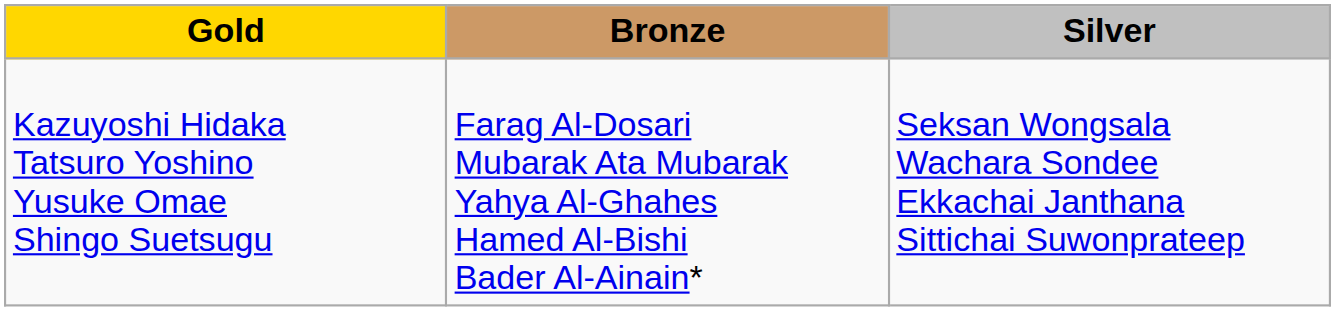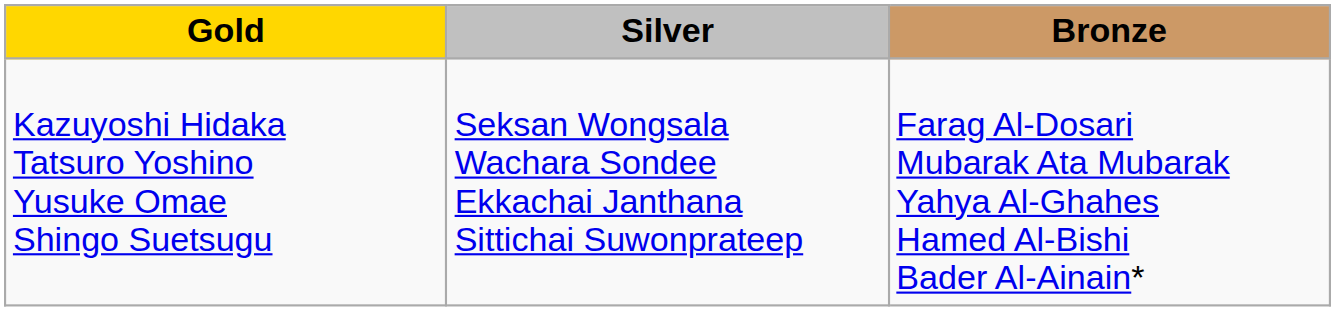columns swapped: (1109, 31) <-> (668, 31)
